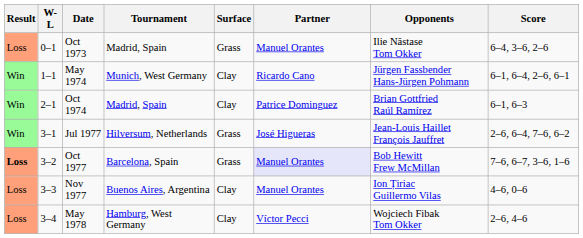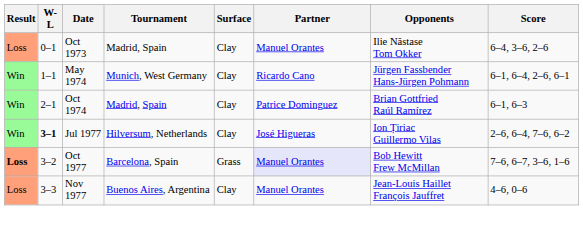(229, 47) Grass -> (227, 47) Clay
(48, 133) normal -> (48, 133) bold
(229, 133) Grass -> (227, 133) Clay
(412, 133) Jean-Louis Haillet François Jauffret -> (407, 133) Ion Țiriac Guillermo Vilas
(407, 190) Ion Țiriac Guillermo Vilas -> (412, 190) Jean-Louis Haillet François Jauffret
- row: (76, 219)
